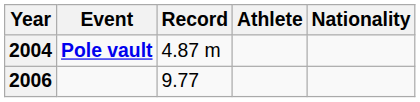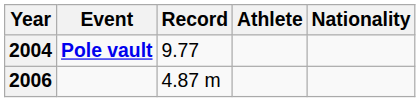(191, 50) 4.87 m -> (180, 50) 9.77
(180, 81) 9.77 -> (191, 81) 4.87 m
